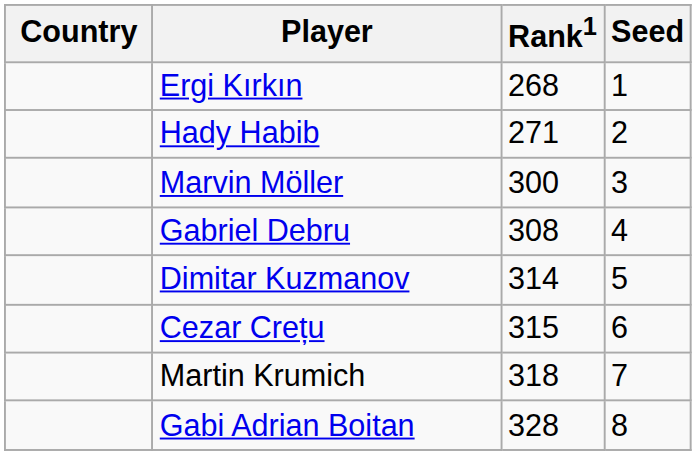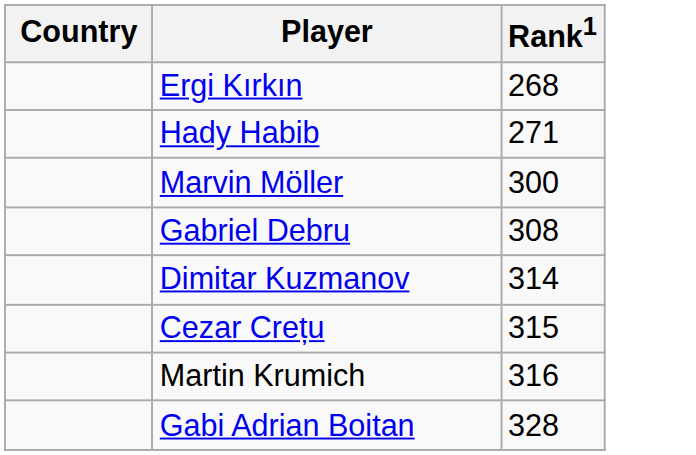- column: (648, 32)
(534, 376) 318 -> (534, 376) 316
